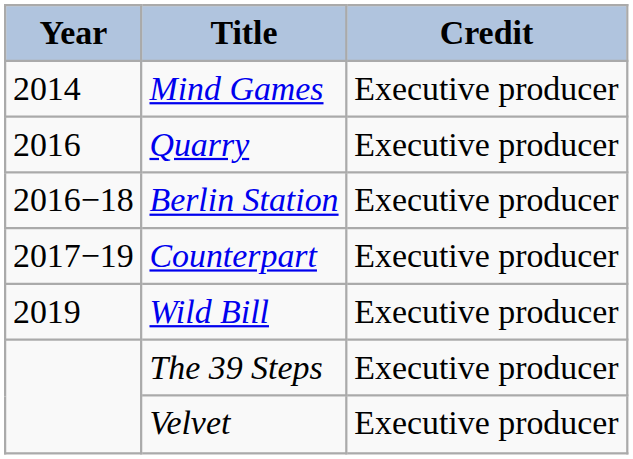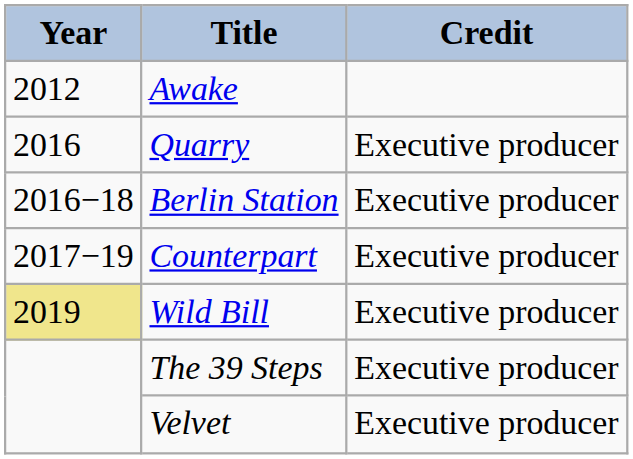+ row: (194, 88)
- row: (236, 88)
(47, 312) no background -> (47, 312) khaki background
